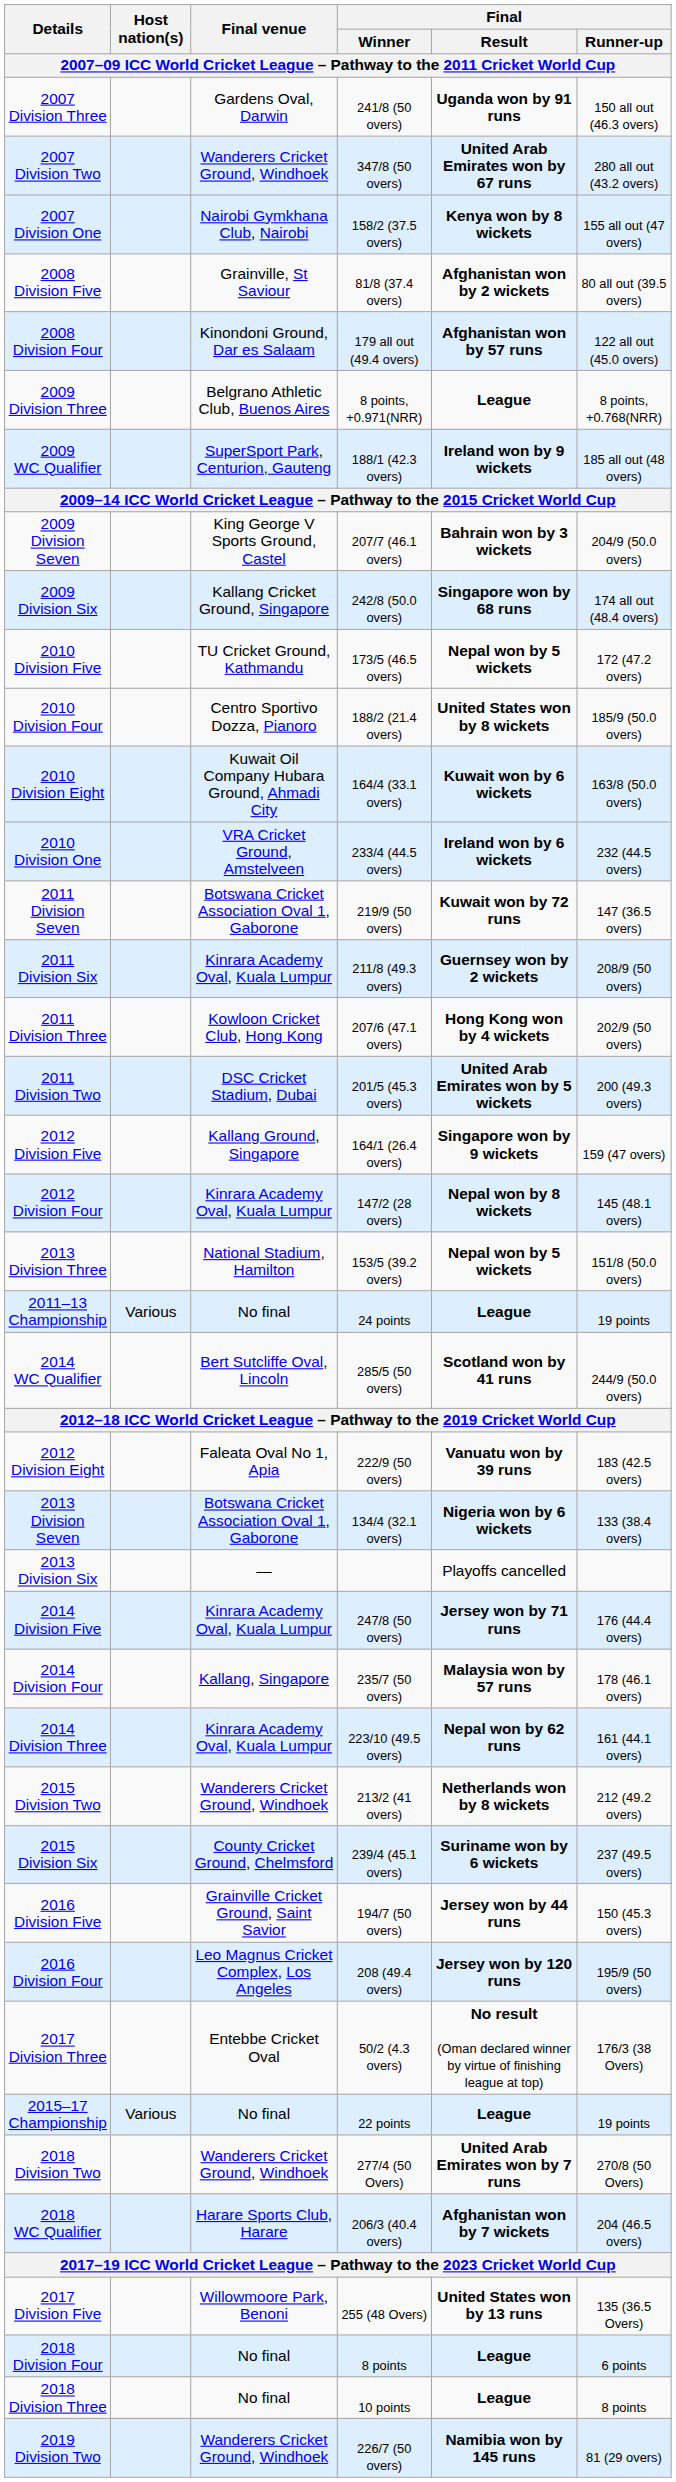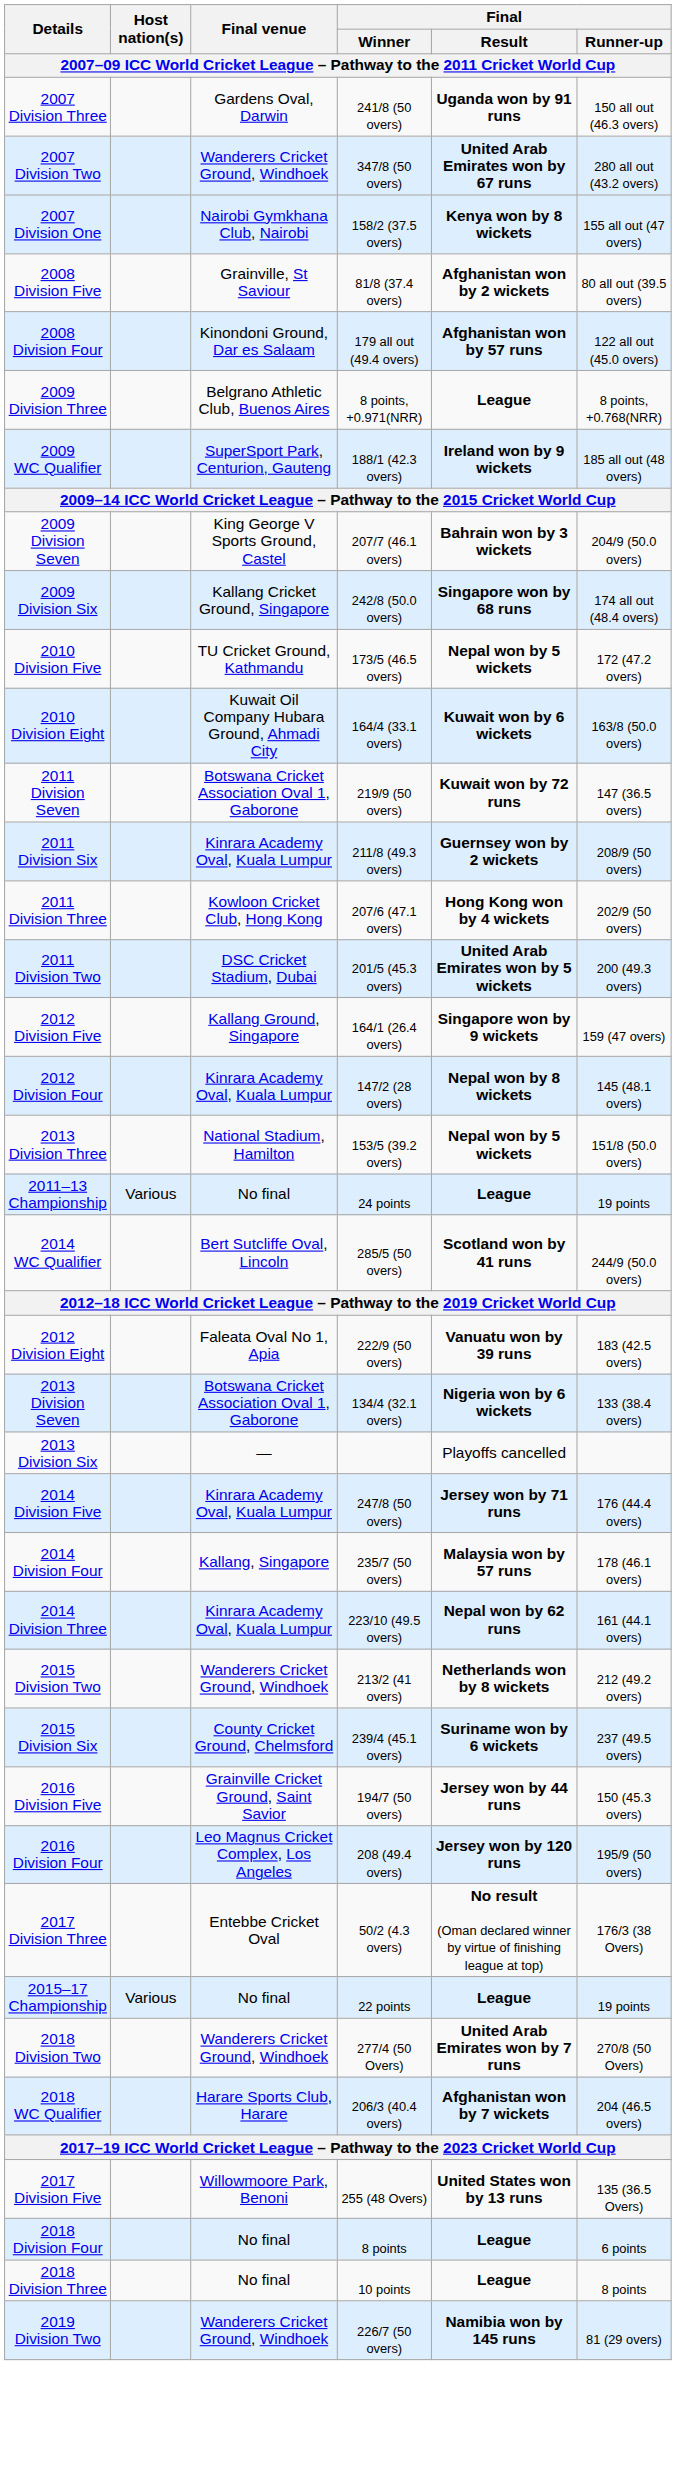- row: (58, 717)
- row: (58, 852)
